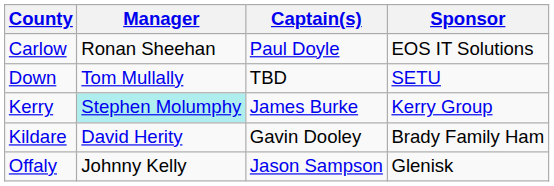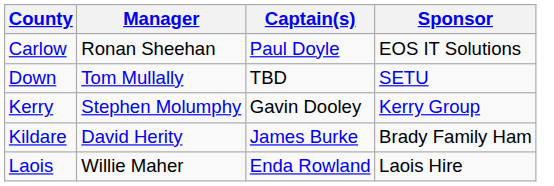(161, 107) paleturquoise background -> (161, 107) no background
(304, 107) James Burke -> (306, 107) Gavin Dooley
(306, 136) Gavin Dooley -> (304, 136) James Burke
+ row: (31, 166)
- row: (33, 166)
